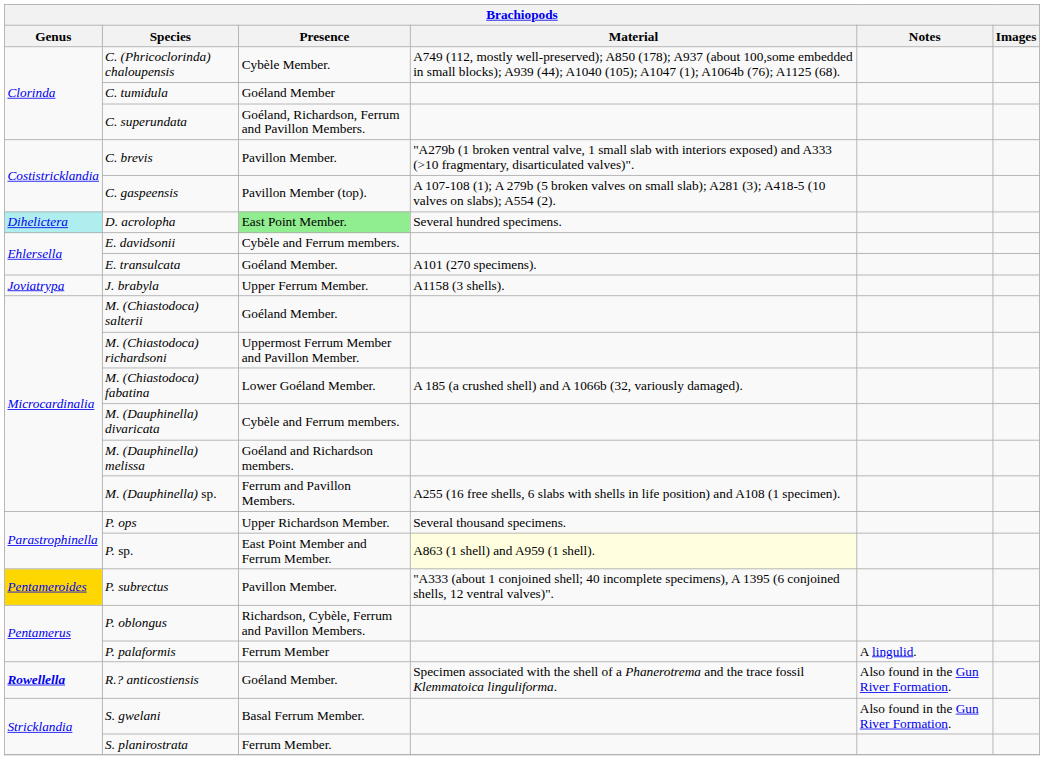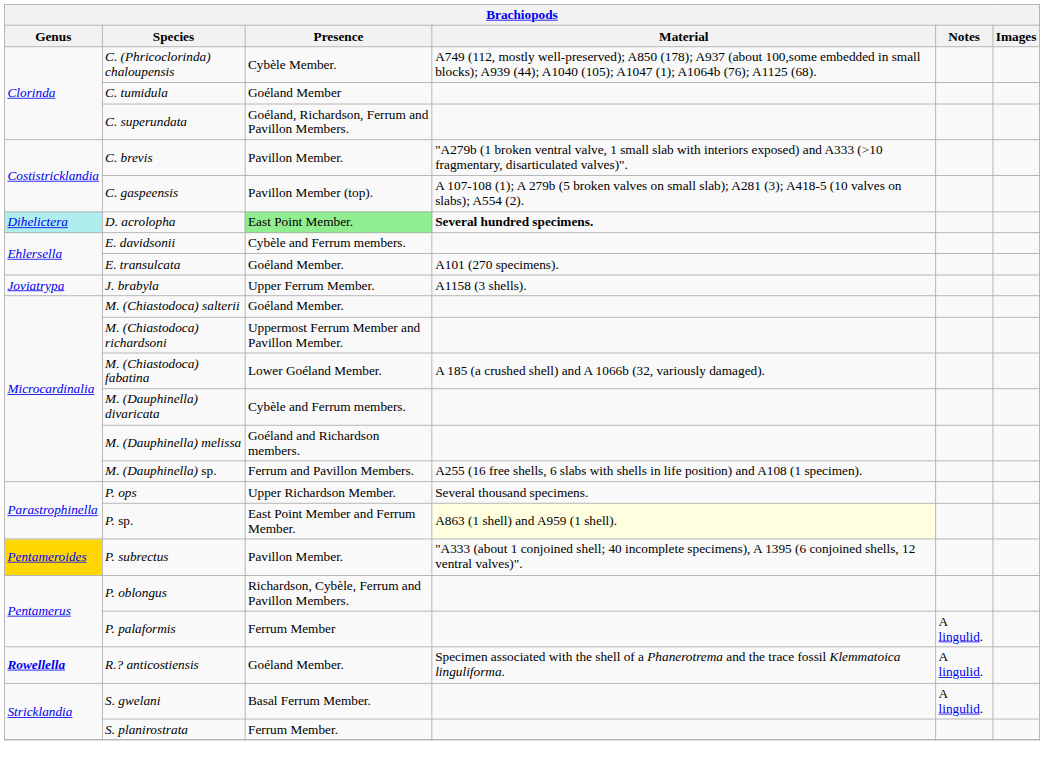(487, 222) normal -> (514, 222) bold
(919, 680) Also found in the Gun River Formation. -> (961, 665) A lingulid.
(919, 716) Also found in the Gun River Formation. -> (961, 701) A lingulid.
